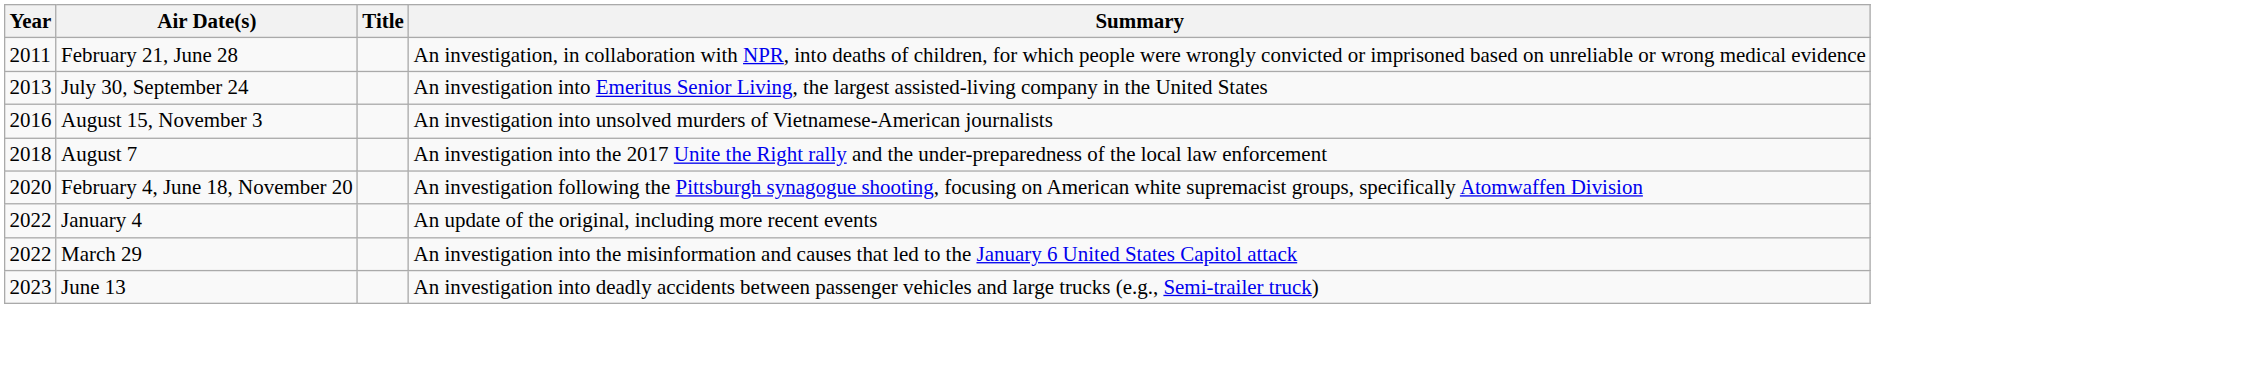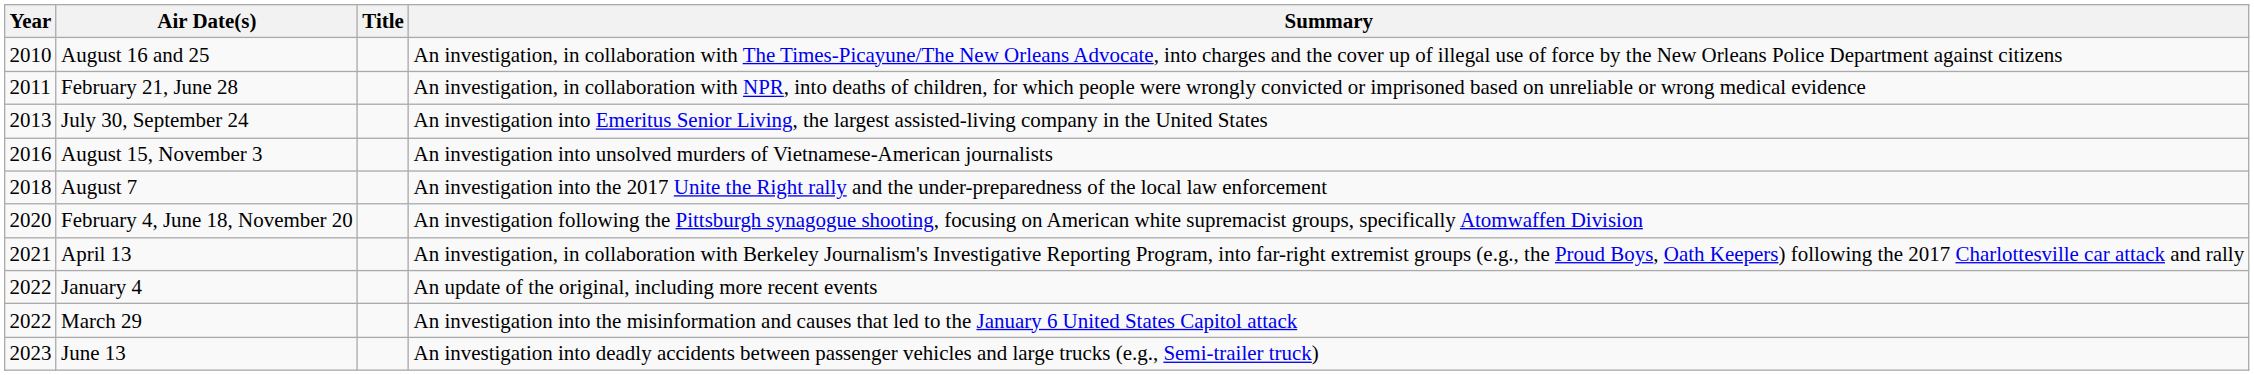+ row: (135, 54)
+ row: (96, 253)
